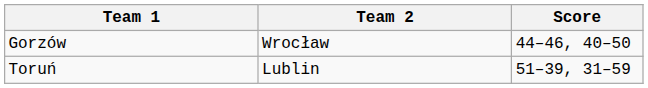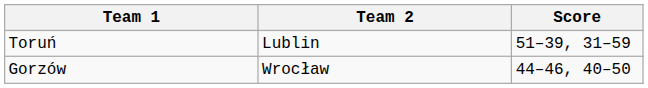rows swapped: (32, 70) <-> (37, 44)
